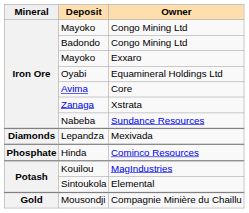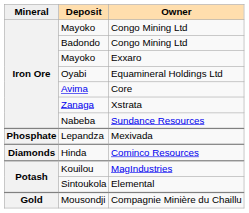(31, 136) Diamonds -> (32, 136) Phosphate
(32, 152) Phosphate -> (31, 152) Diamonds
